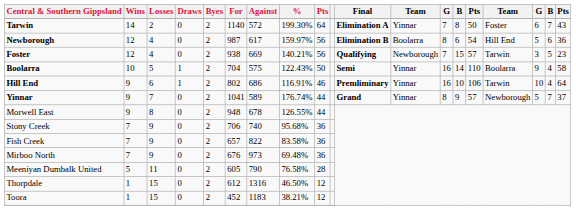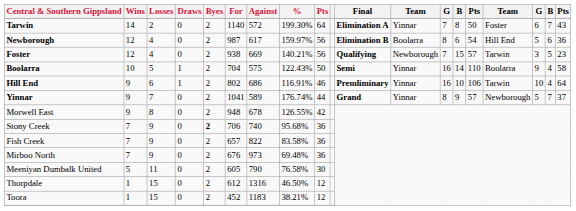(321, 111) 44 -> (321, 111) 42
(208, 126) normal -> (208, 126) bold
(321, 169) 28 -> (321, 169) 30
